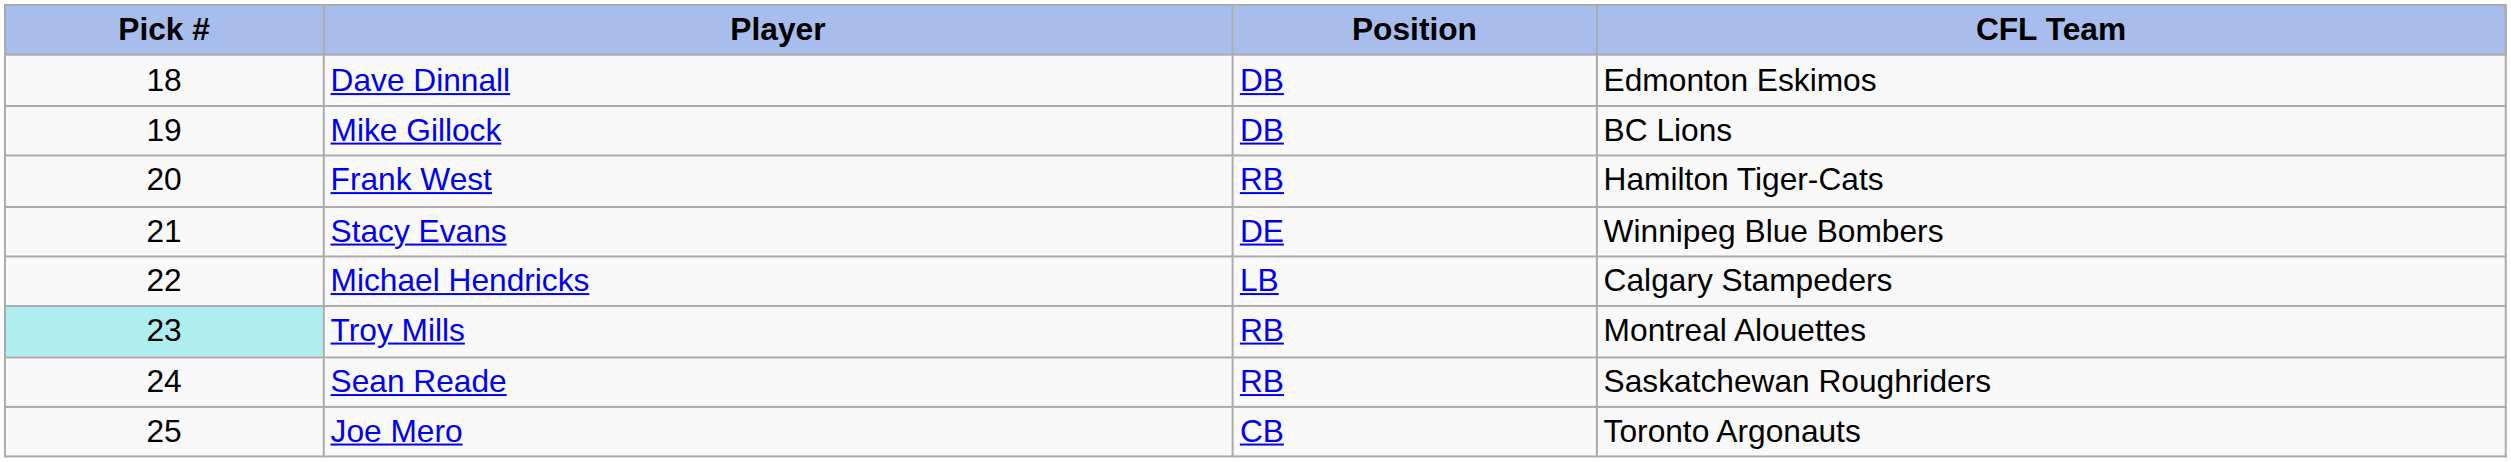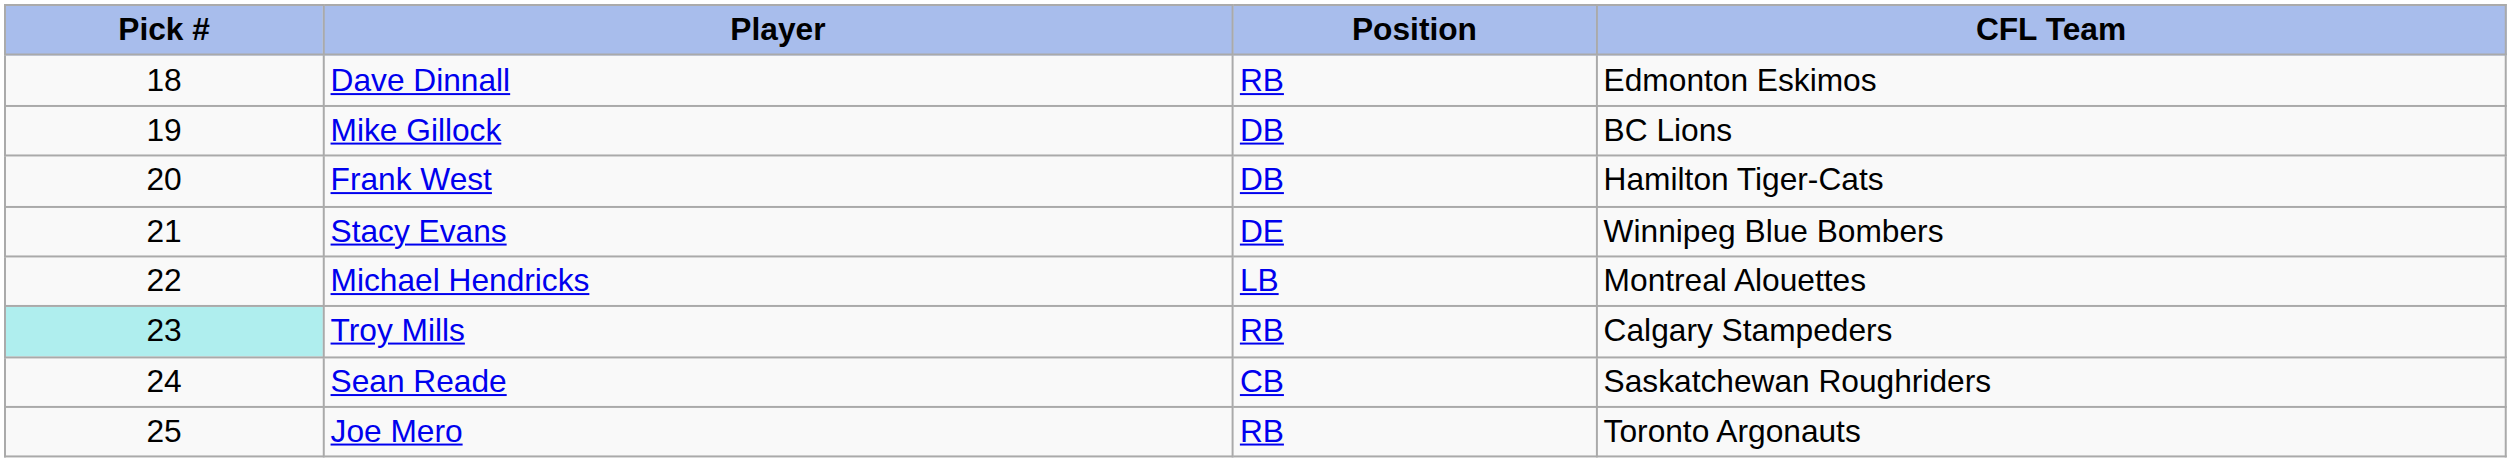(1262, 79) DB -> (1262, 79) RB
(1262, 180) RB -> (1262, 180) DB
(1748, 280) Calgary Stampeders -> (1735, 280) Montreal Alouettes
(1735, 331) Montreal Alouettes -> (1748, 331) Calgary Stampeders
(1262, 381) RB -> (1262, 381) CB
(1262, 431) CB -> (1262, 431) RB
